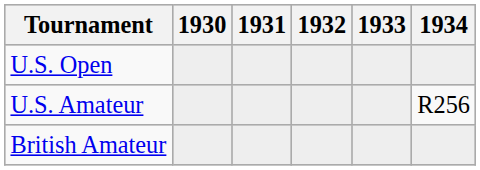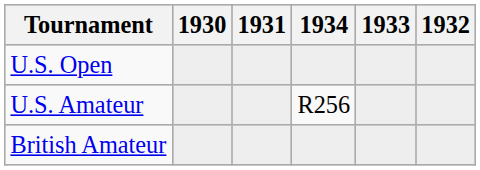columns swapped: (322, 24) <-> (444, 24)
